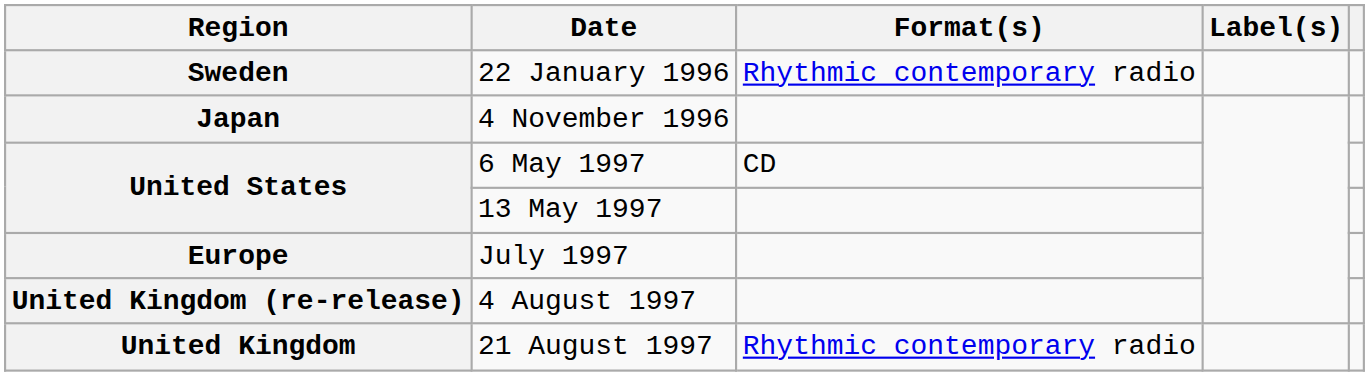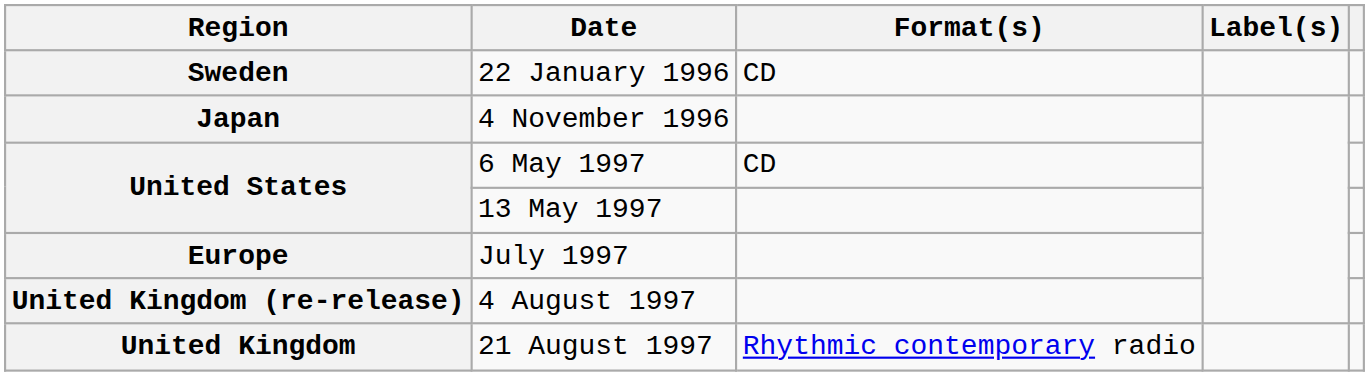(969, 73) Rhythmic contemporary radio -> (760, 73) CD
